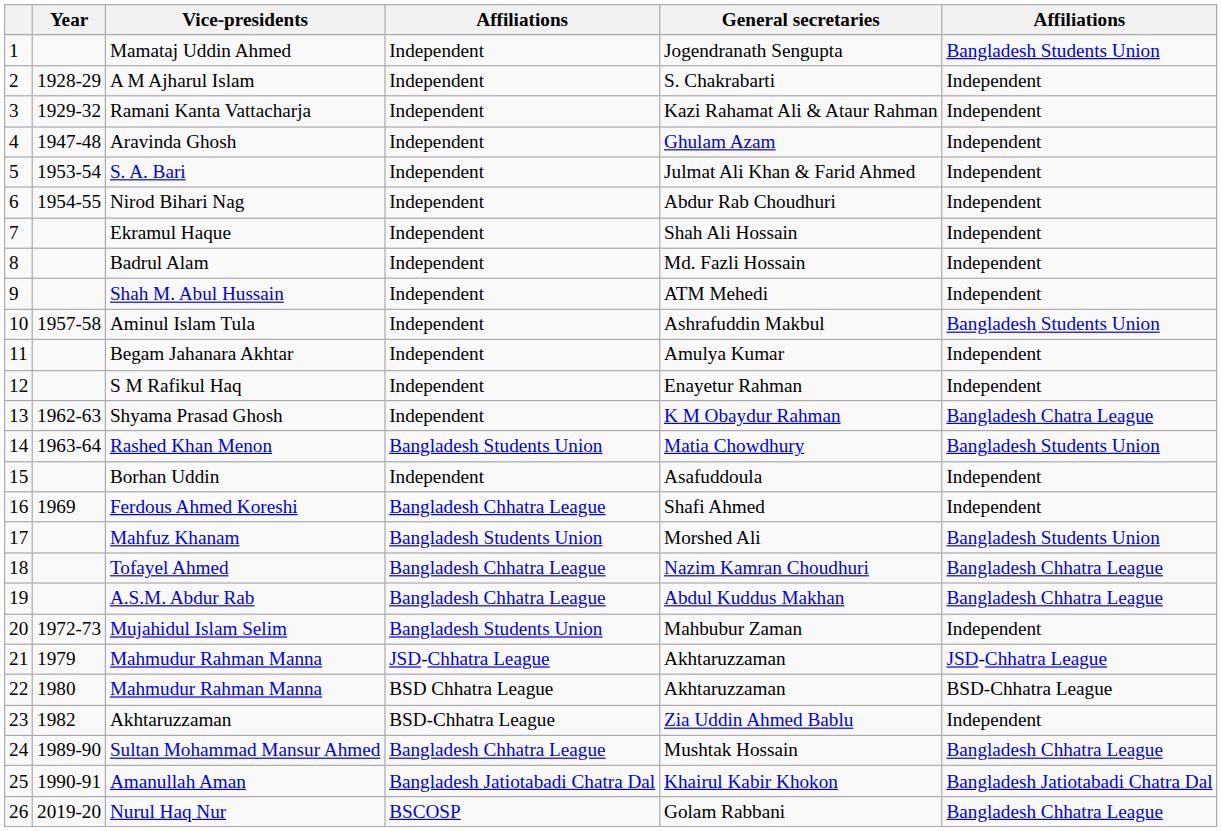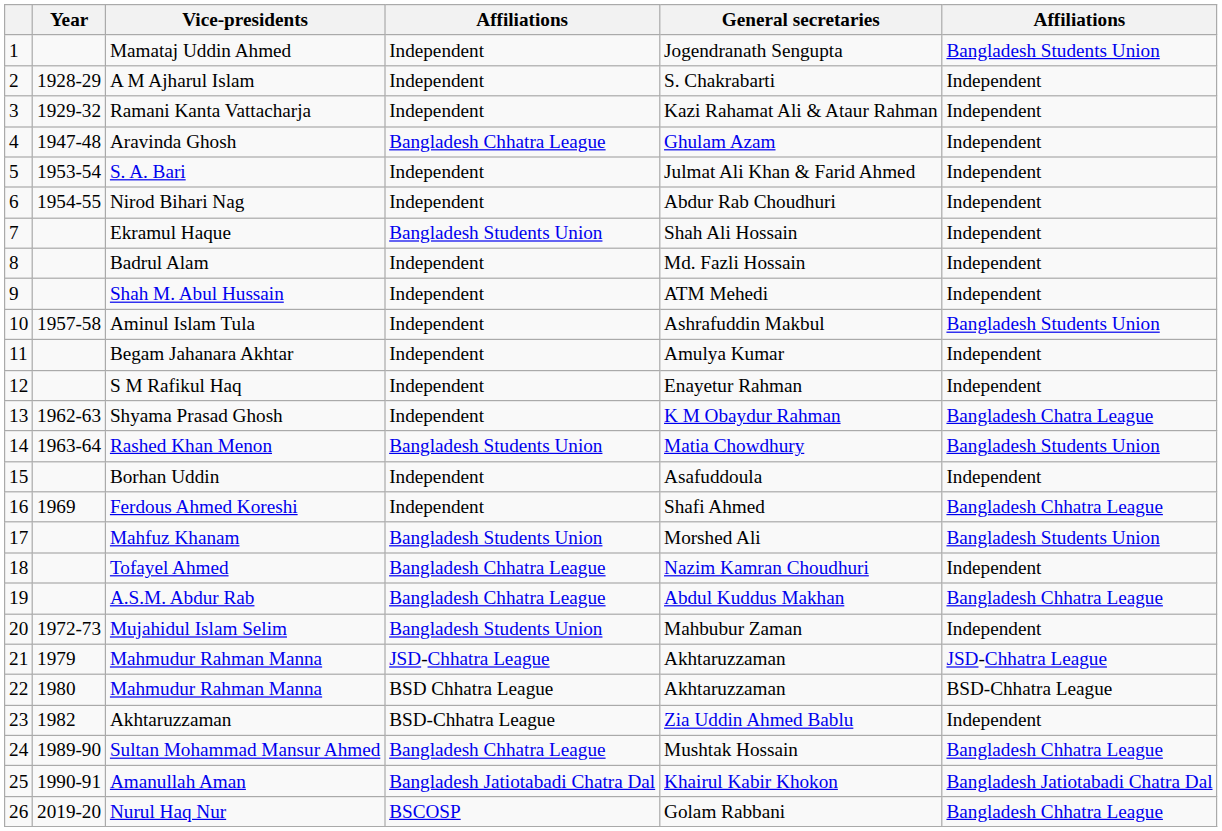(437, 141) Independent -> (497, 141) Bangladesh Chhatra League
(437, 232) Independent -> (496, 232) Bangladesh Students Union
(497, 506) Bangladesh Chhatra League -> (437, 506) Independent
(994, 506) Independent -> (1055, 506) Bangladesh Chhatra League
(1055, 567) Bangladesh Chhatra League -> (994, 567) Independent
